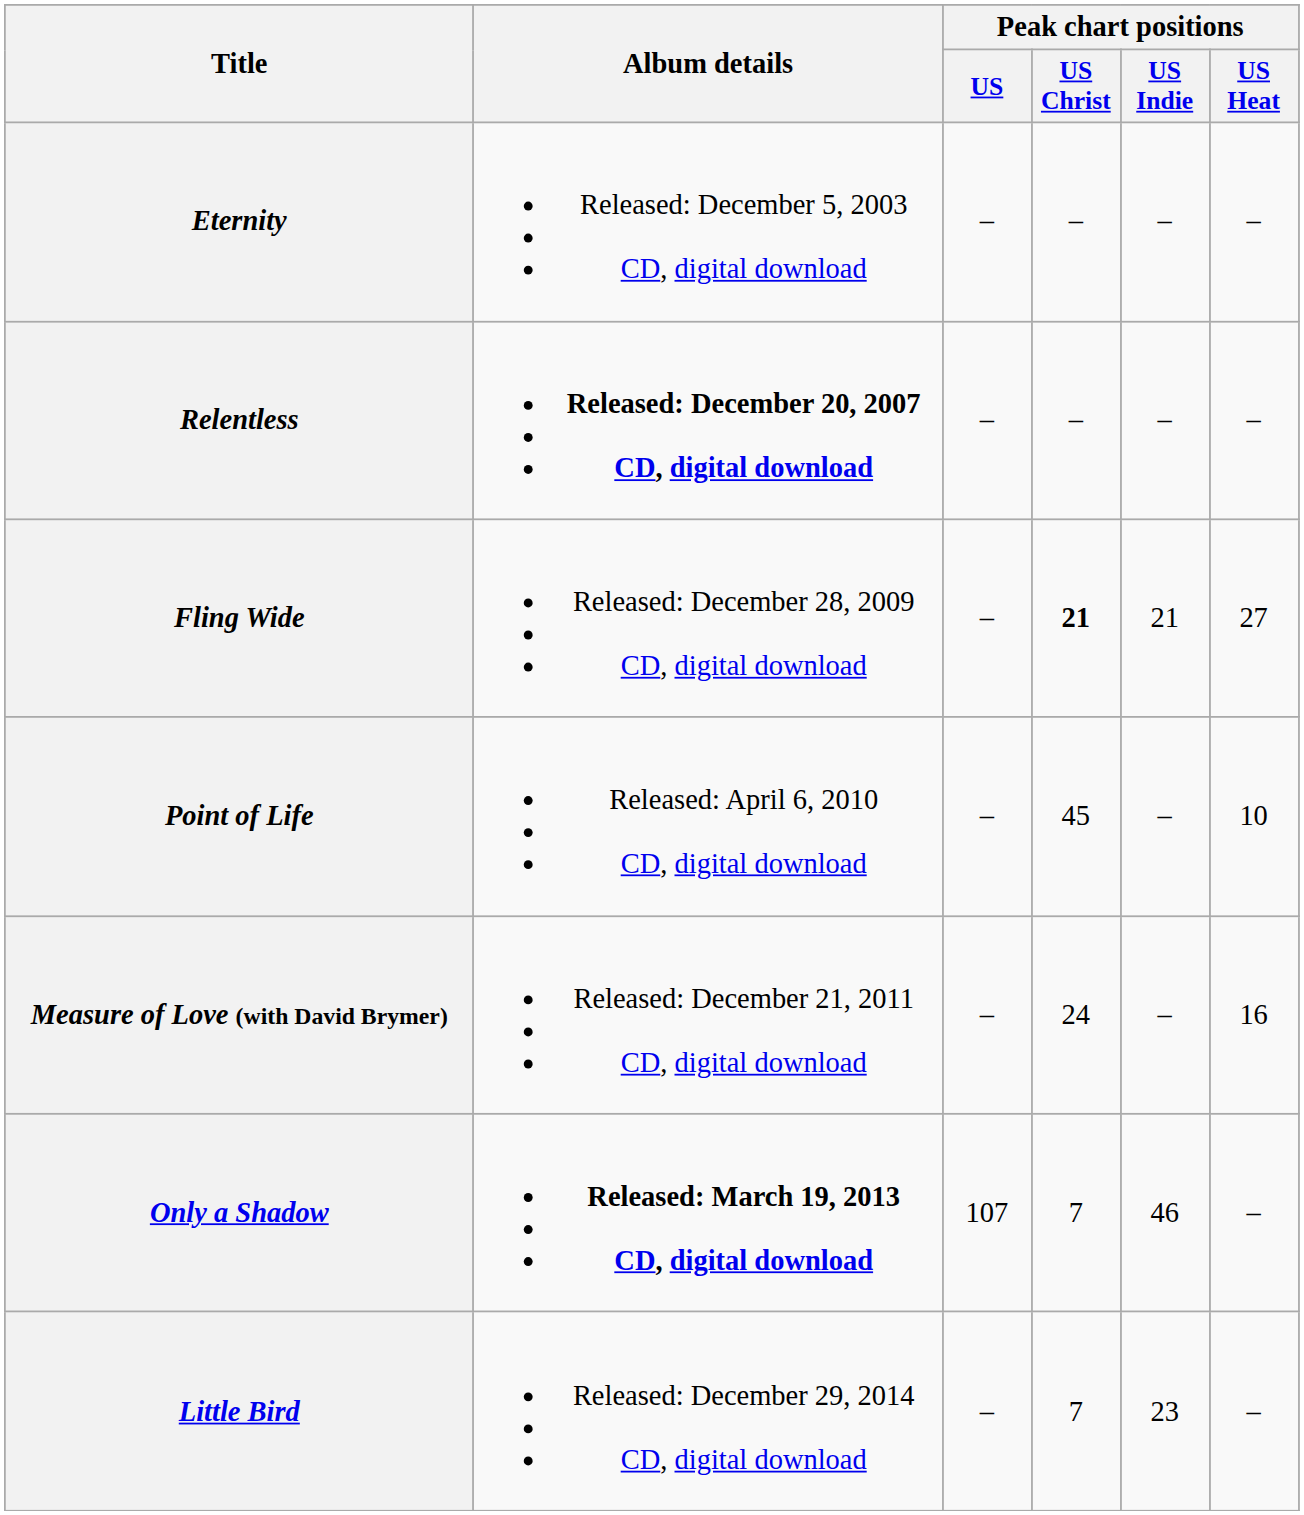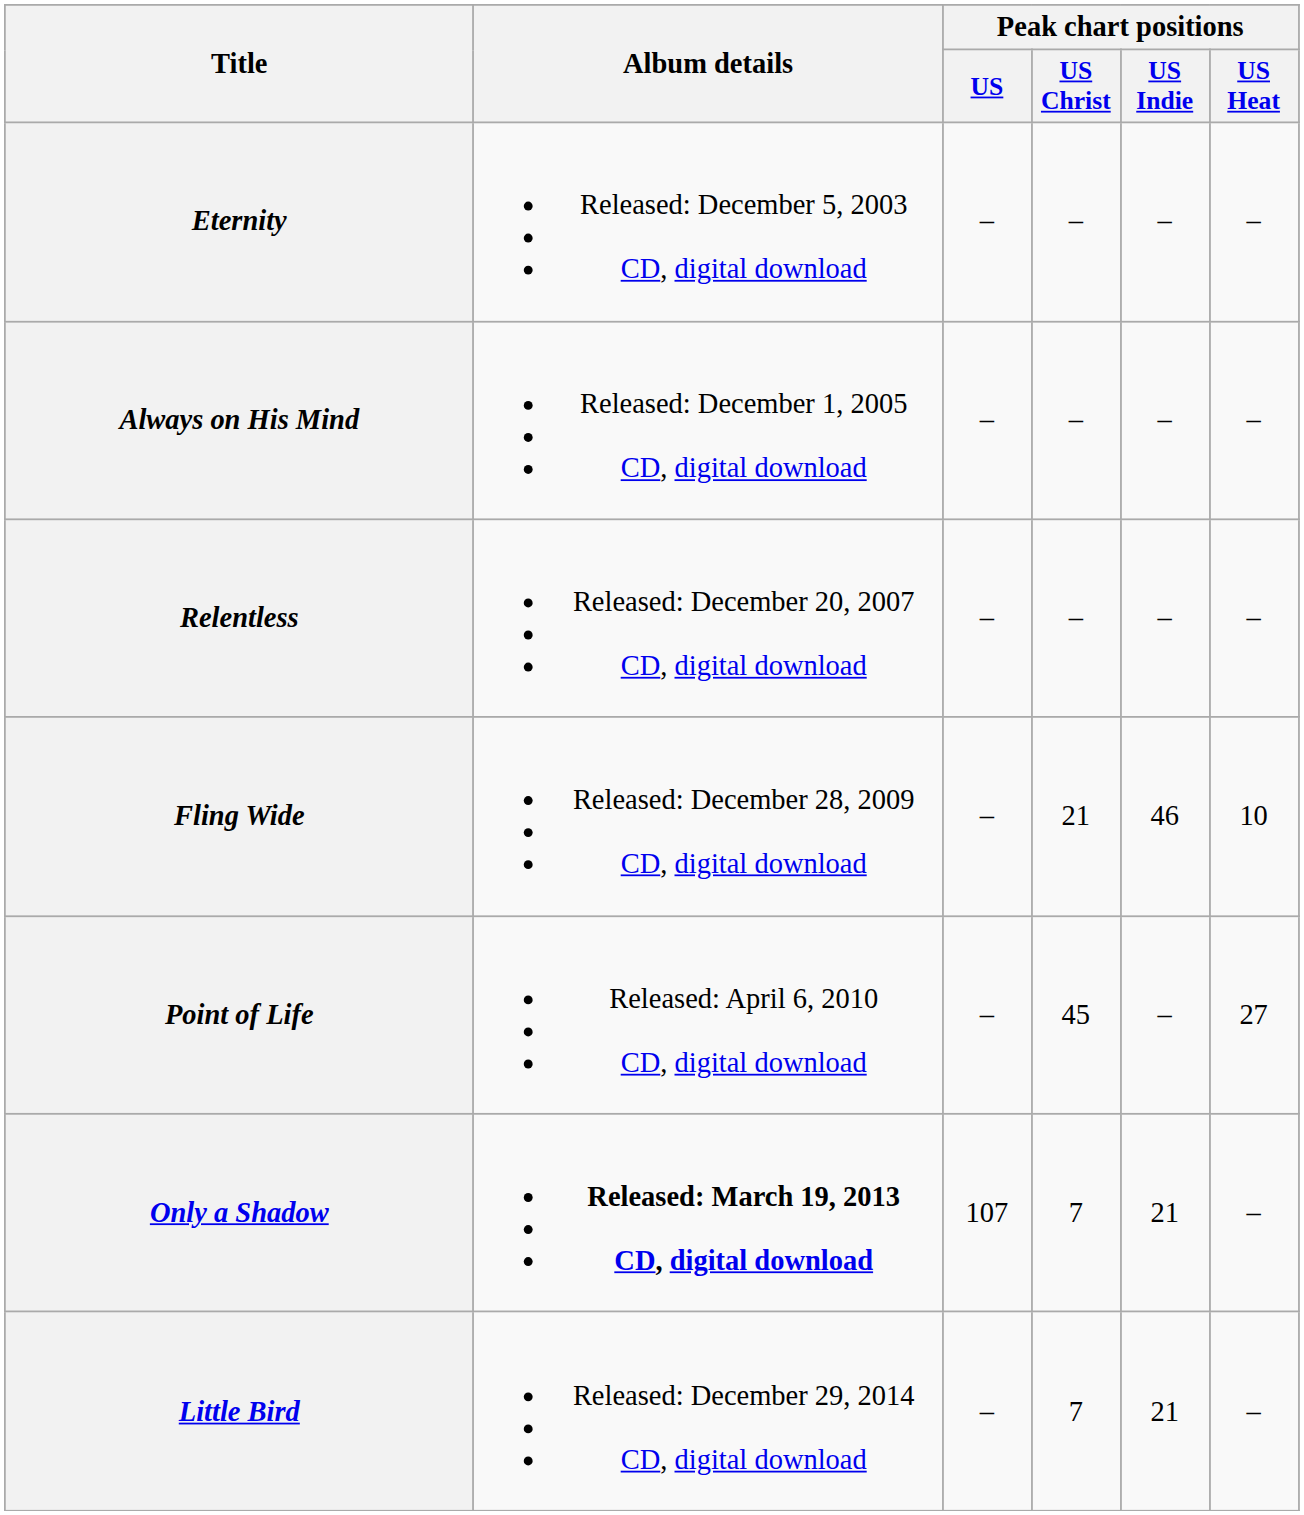+ row: (239, 419)
(708, 436) bold -> (708, 634) normal
(1076, 617) bold -> (1076, 816) normal
(1165, 617) 21 -> (1165, 816) 46
(1254, 617) 27 -> (1254, 816) 10
(1254, 816) 10 -> (1254, 1014) 27
- row: (239, 1014)
(1165, 1212) 46 -> (1165, 1212) 21
(1165, 1410) 23 -> (1165, 1410) 21
